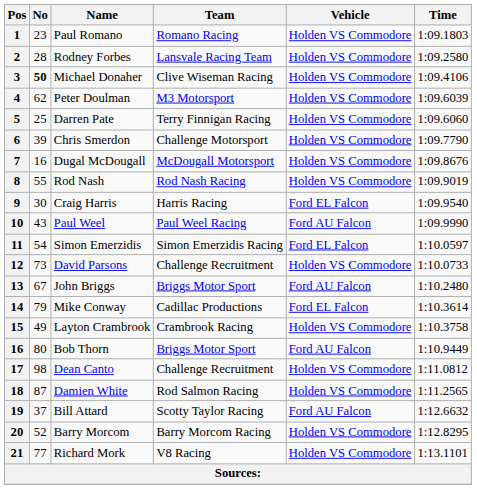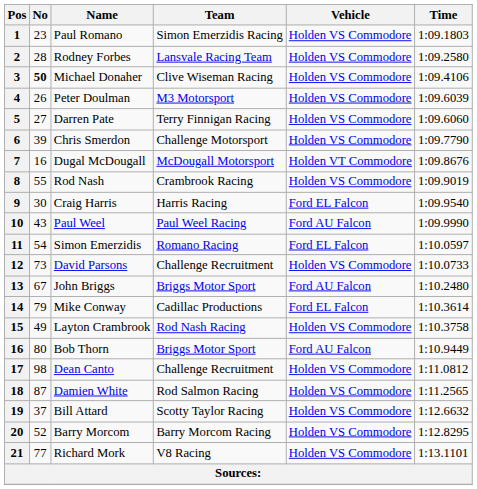(197, 35) Romano Racing -> (220, 35) Simon Emerzidis Racing
(40, 97) 62 -> (40, 97) 26
(40, 118) 25 -> (40, 118) 27
(350, 160) Holden VS Commodore -> (350, 160) Holden VT Commodore
(201, 181) Rod Nash Racing -> (205, 181) Crambrook Racing
(220, 244) Simon Emerzidis Racing -> (197, 244) Romano Racing
(205, 327) Crambrook Racing -> (201, 327) Rod Nash Racing
(330, 410) Ford AU Falcon -> (350, 410) Holden VS Commodore
